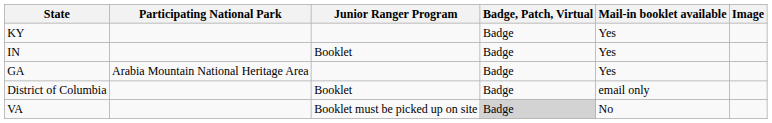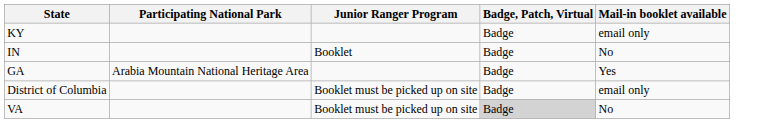- column: (748, 14)
(607, 33) Yes -> (624, 33) email only
(607, 52) Yes -> (606, 52) No
(333, 90) Booklet -> (396, 90) Booklet must be picked up on site
